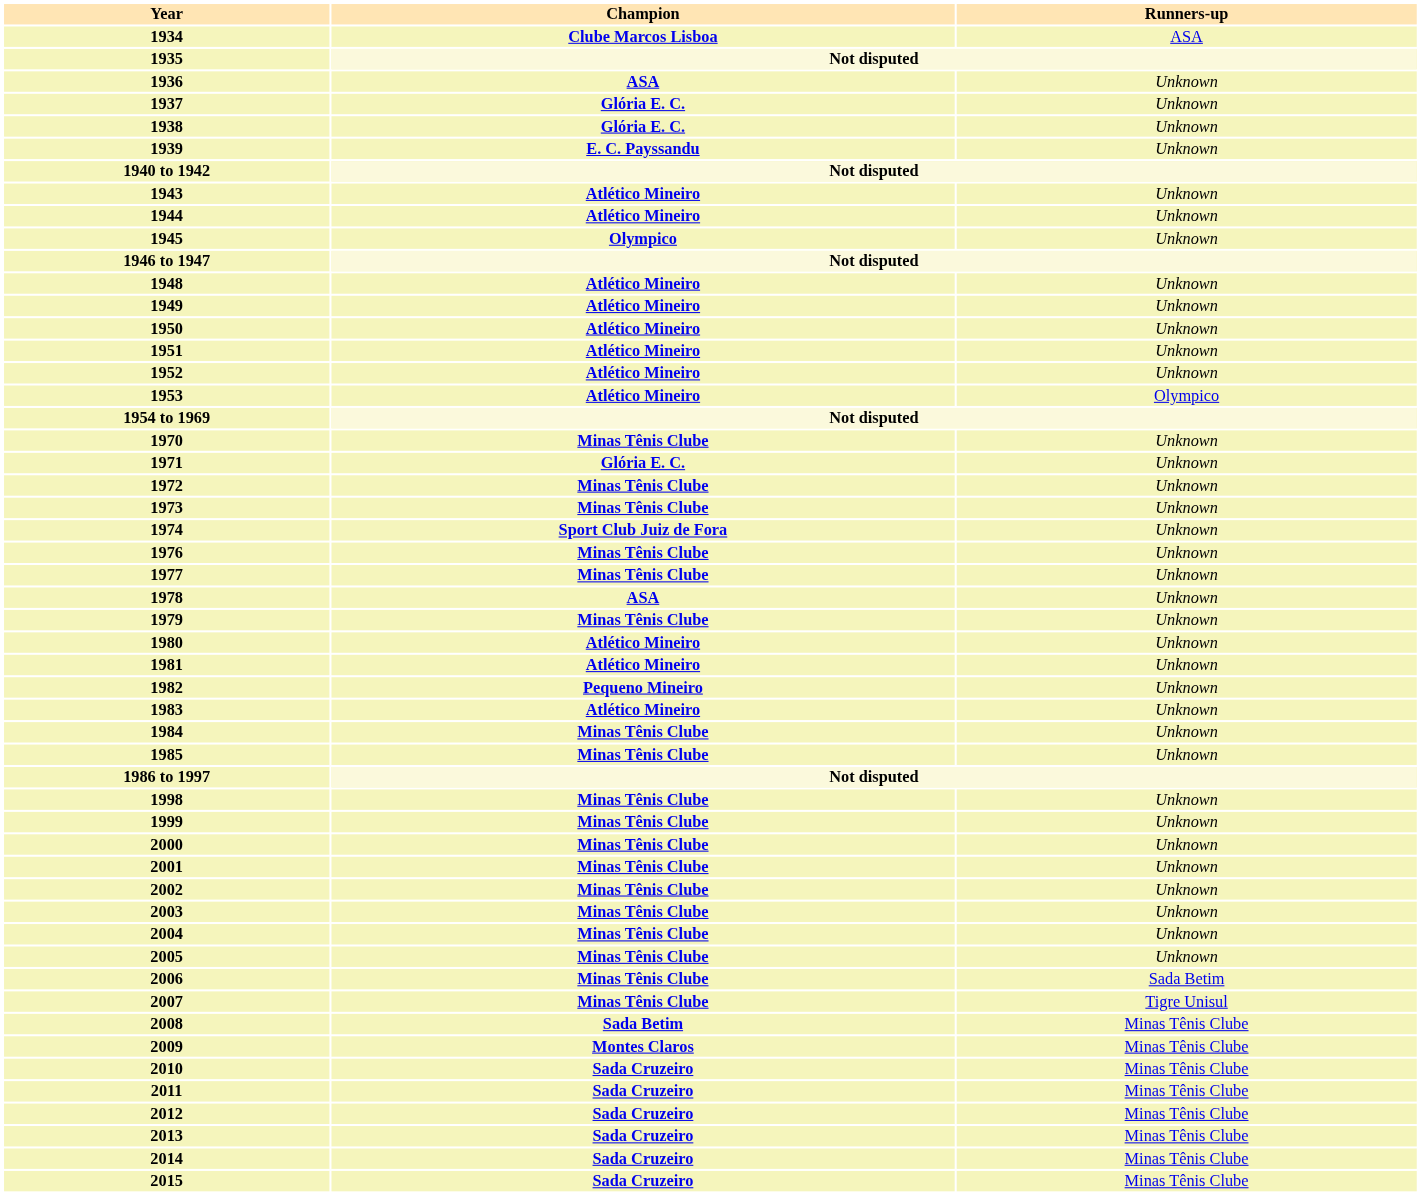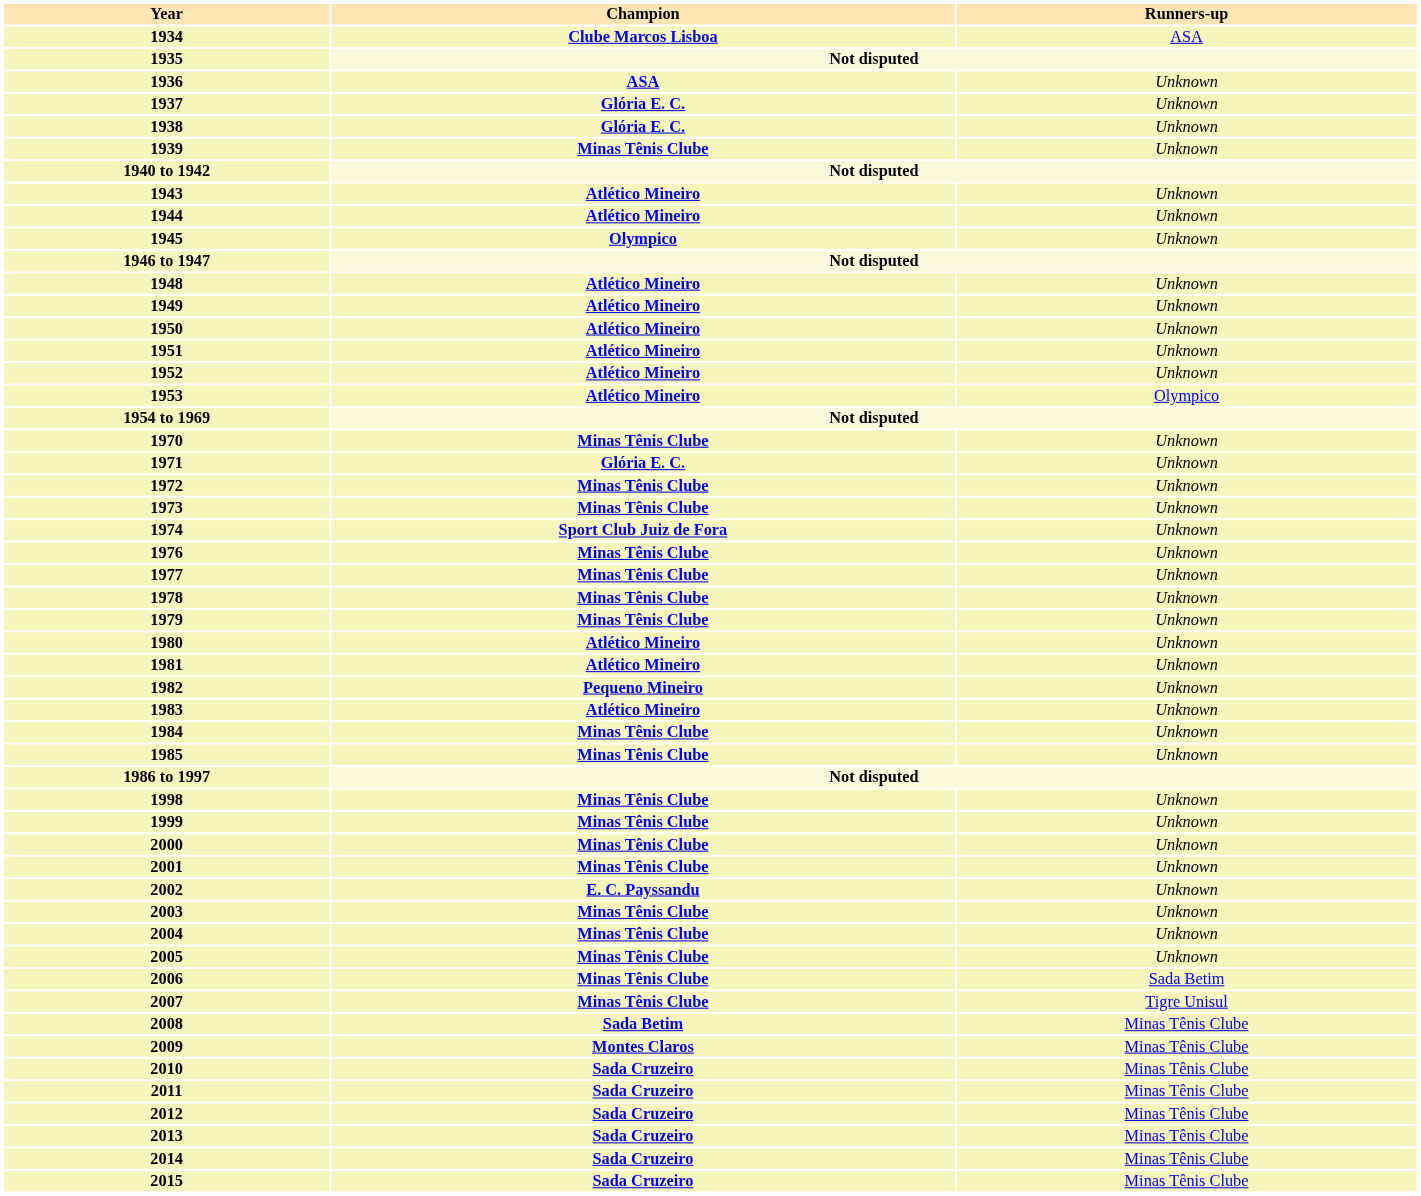(643, 148) E. C. Payssandu -> (643, 148) Minas Tênis Clube
(643, 597) ASA -> (643, 597) Minas Tênis Clube
(643, 889) Minas Tênis Clube -> (643, 889) E. C. Payssandu
